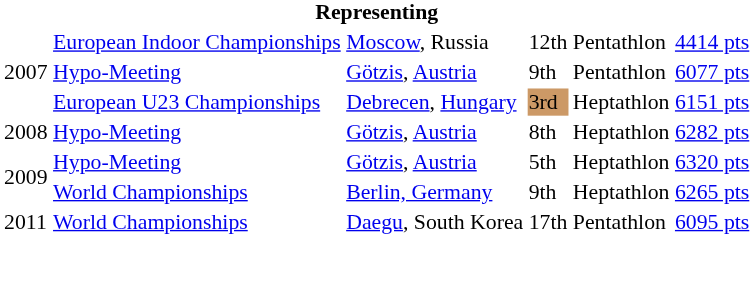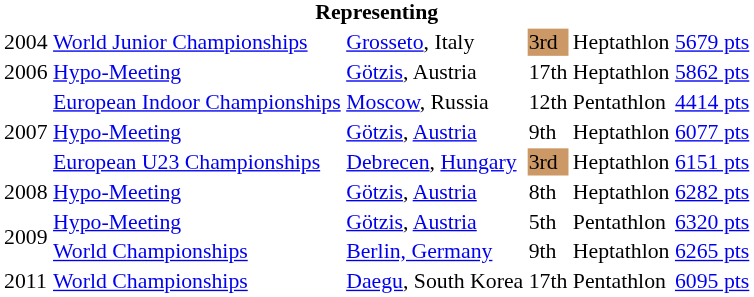+ row: (26, 42)
+ row: (26, 71)
(619, 71) Pentathlon -> (621, 131) Heptathlon
(621, 161) Heptathlon -> (619, 221) Pentathlon
